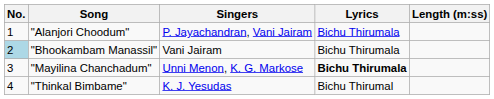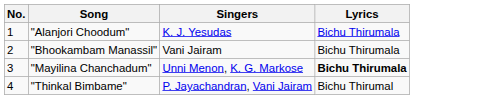- column: (450, 14)
(237, 32) P. Jayachandran, Vani Jairam -> (197, 32) K. J. Yesudas
(10, 50) lightblue background -> (10, 50) no background
(197, 86) K. J. Yesudas -> (237, 86) P. Jayachandran, Vani Jairam
